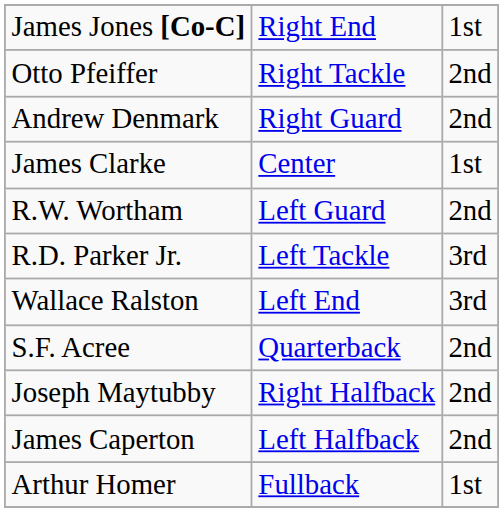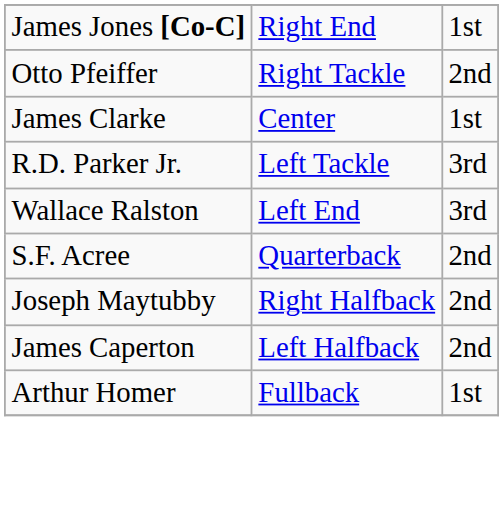- row: (115, 118)
- row: (97, 210)
